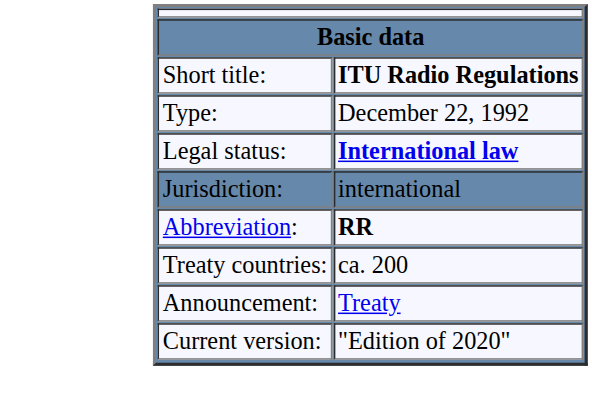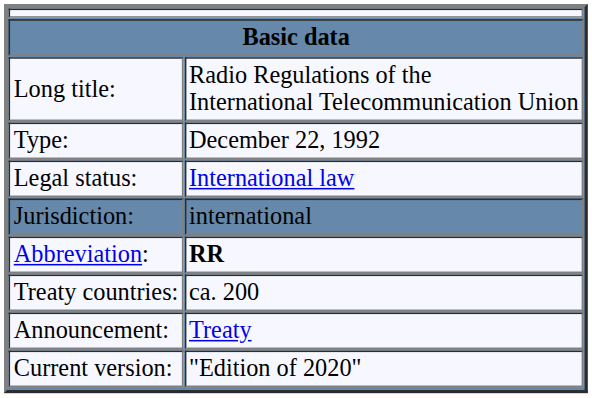- row: (214, 75)
+ row: (65, 88)
(428, 151) bold -> (272, 178) normal
